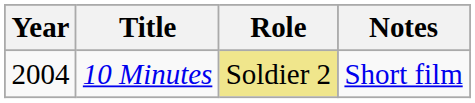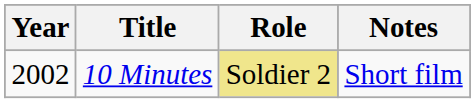(41, 73) 2004 -> (41, 73) 2002
